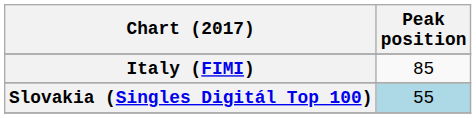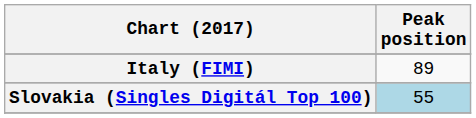(424, 69) 85 -> (424, 69) 89
